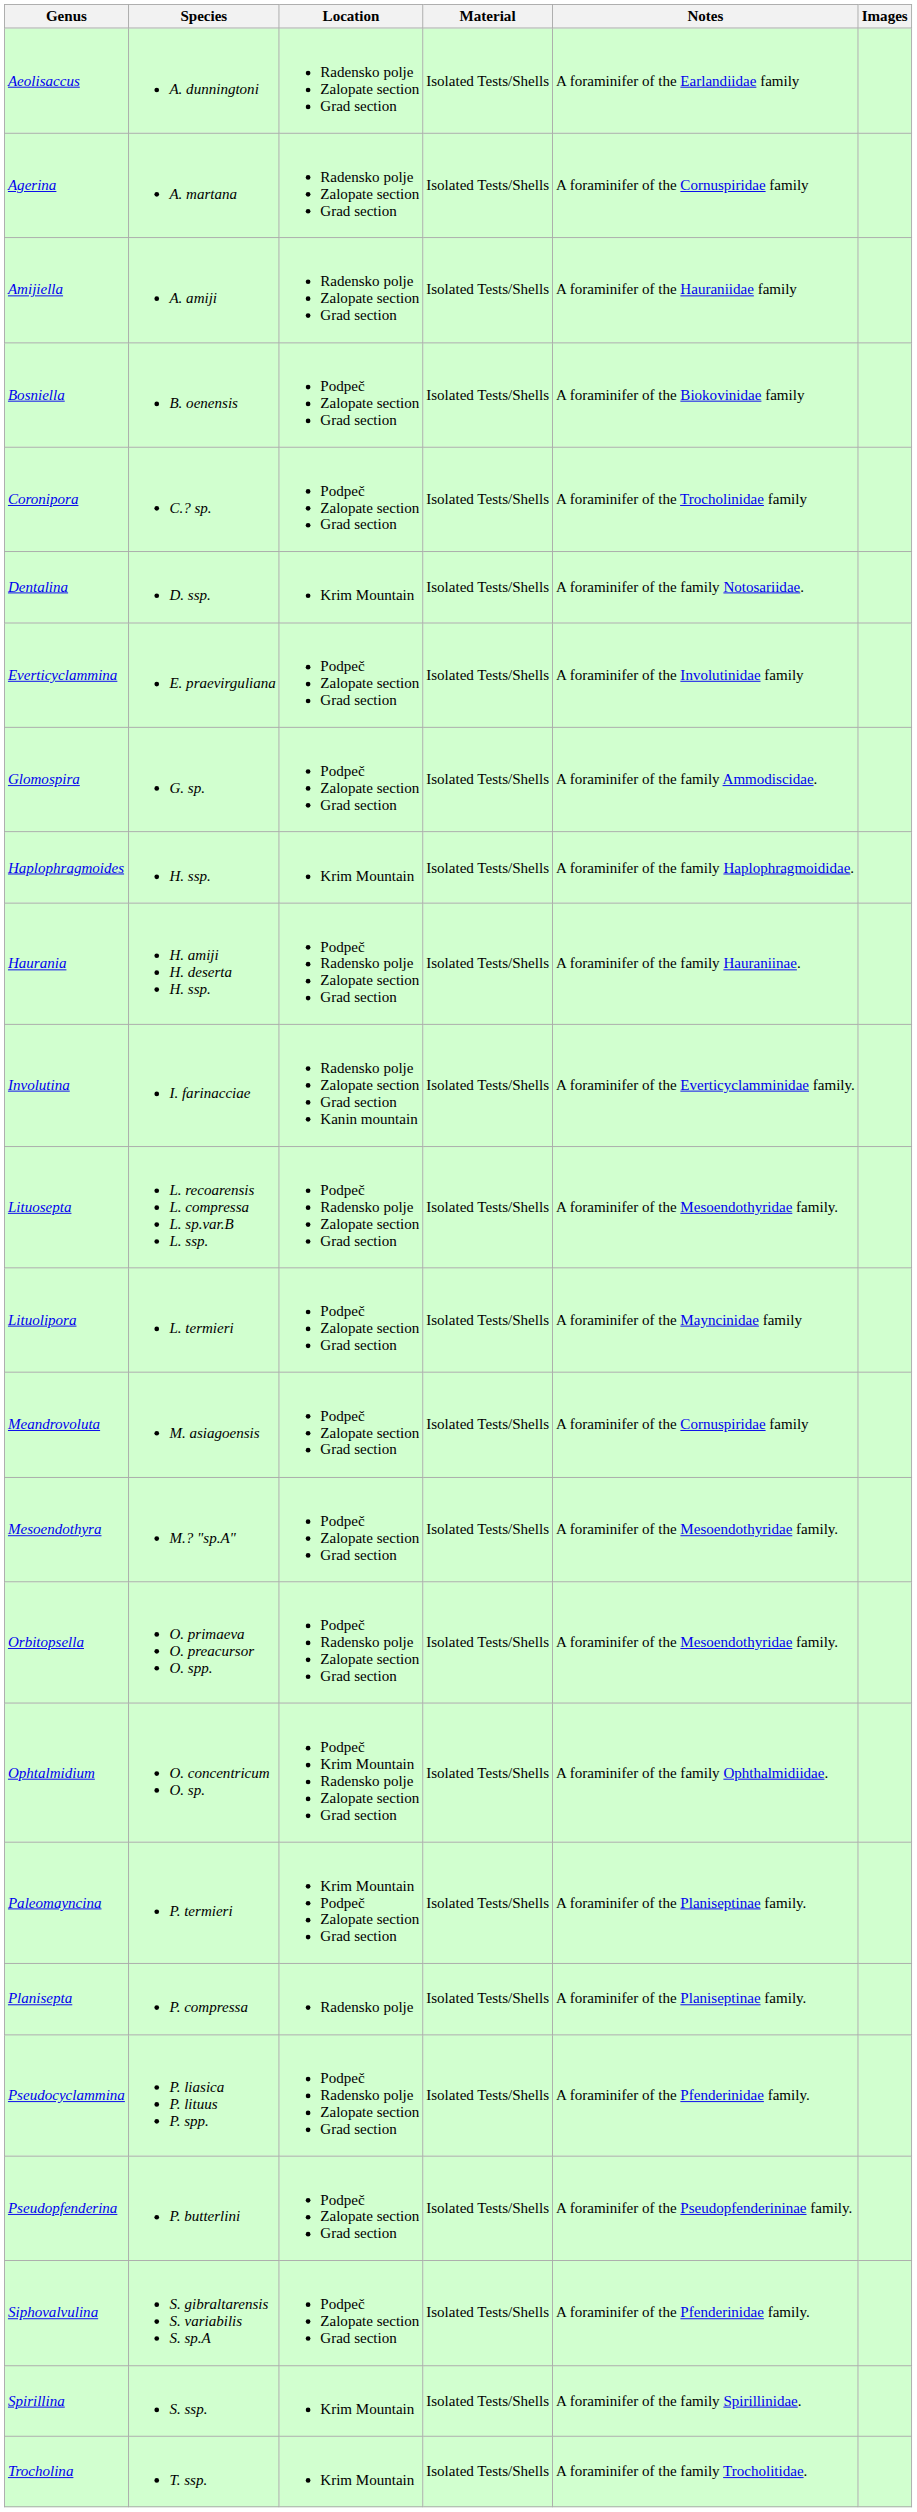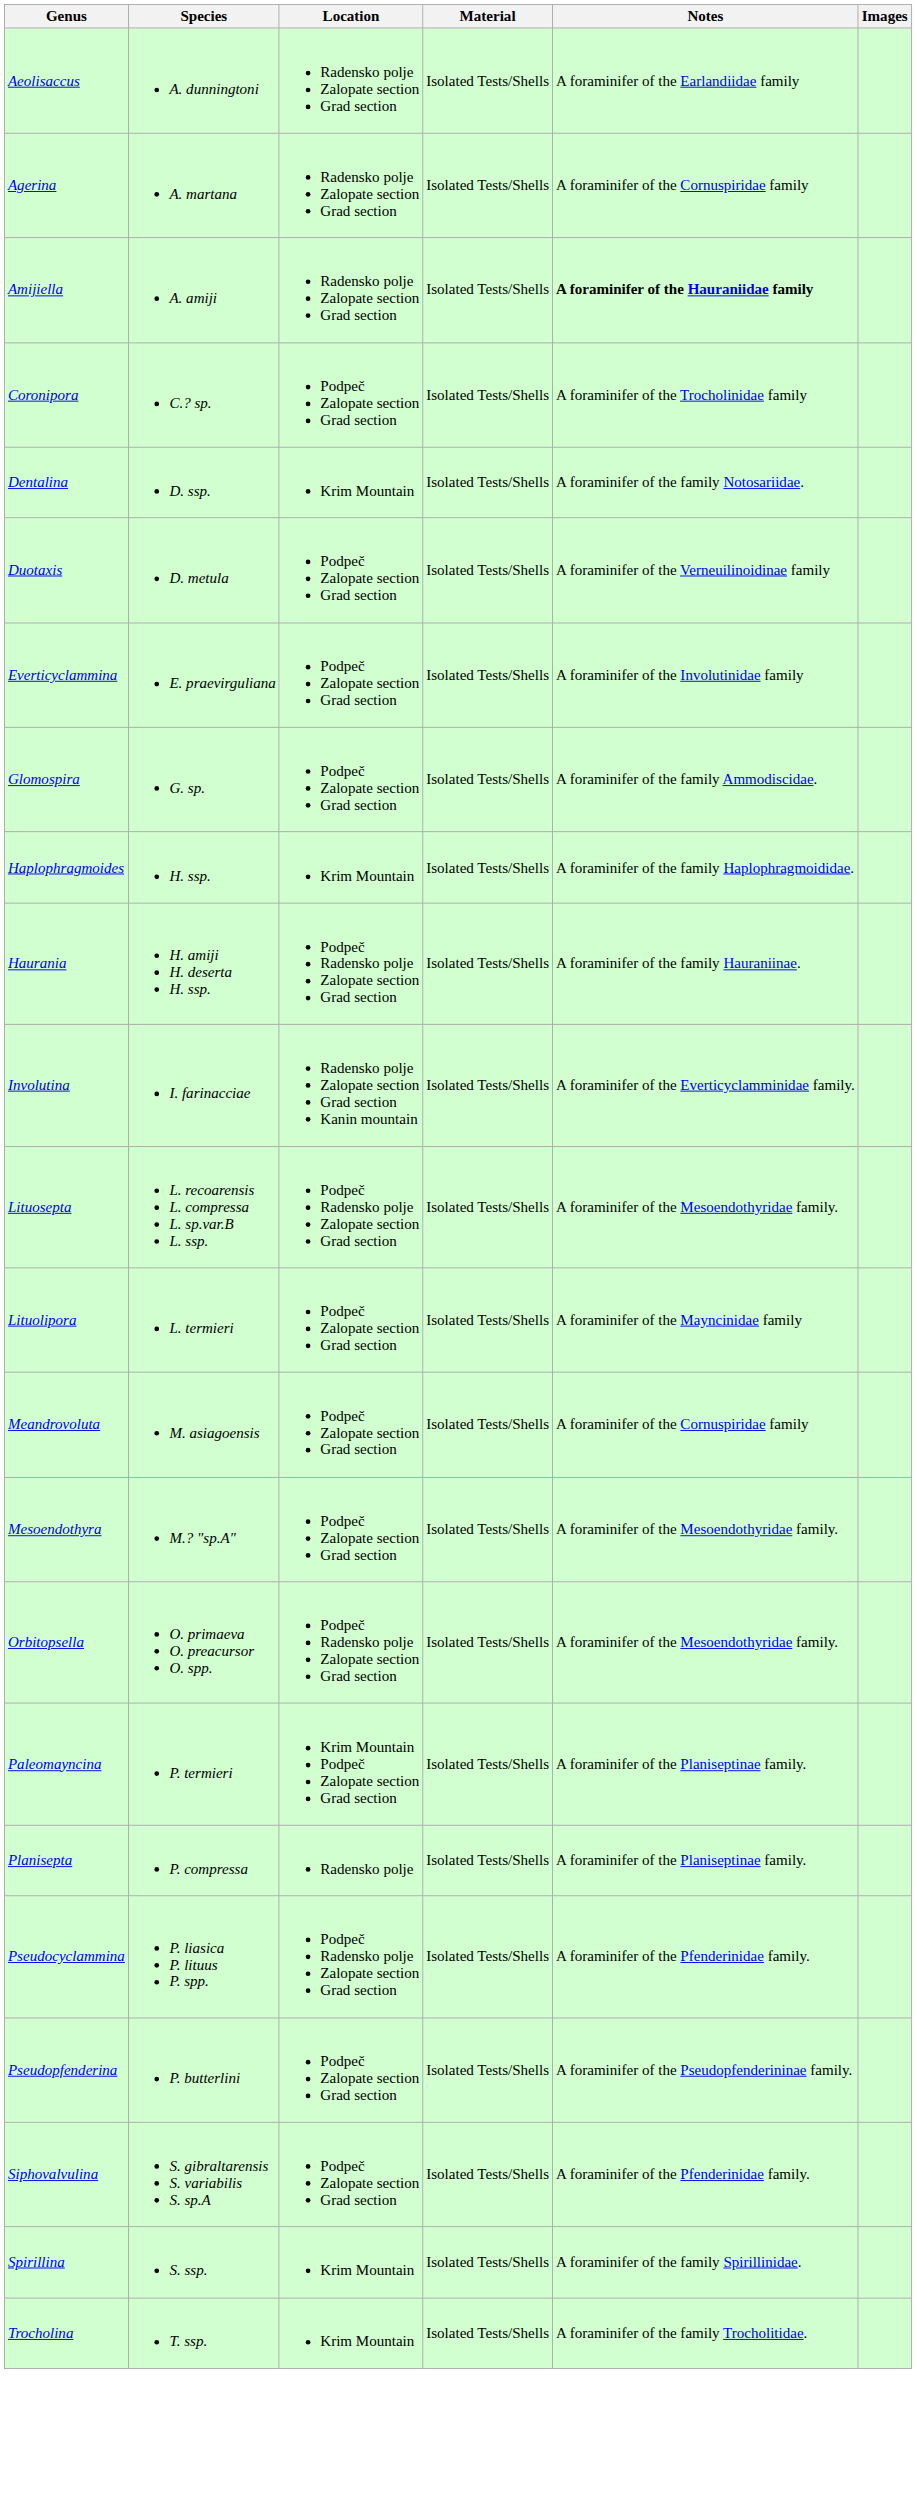(676, 290) normal -> (685, 290) bold
- row: (36, 394)
+ row: (35, 570)
- row: (51, 1772)
